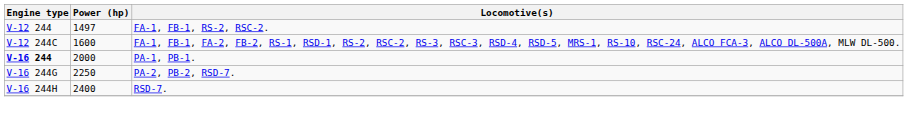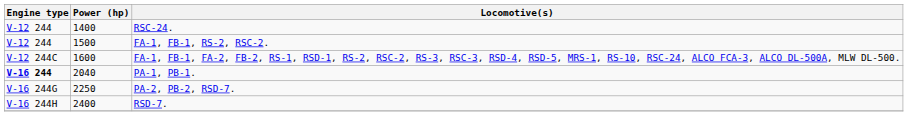+ row: (154, 27)
(84, 27) 1497 -> (84, 42) 1500
(84, 58) 2000 -> (84, 73) 2040
